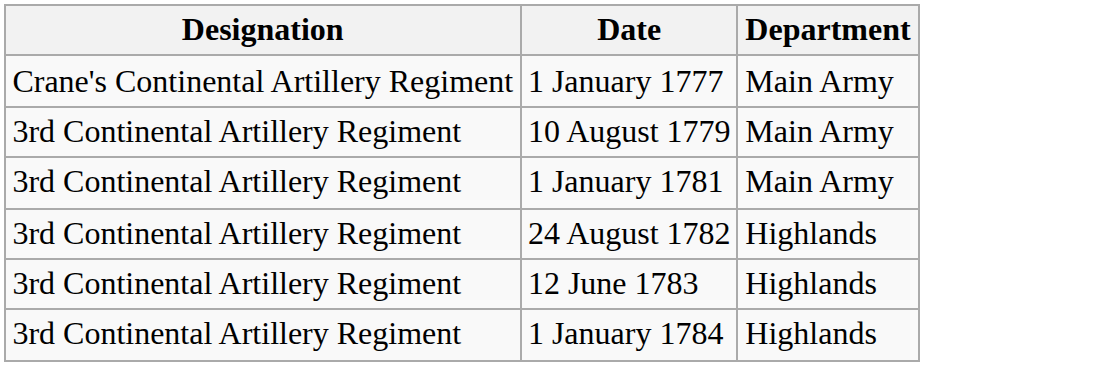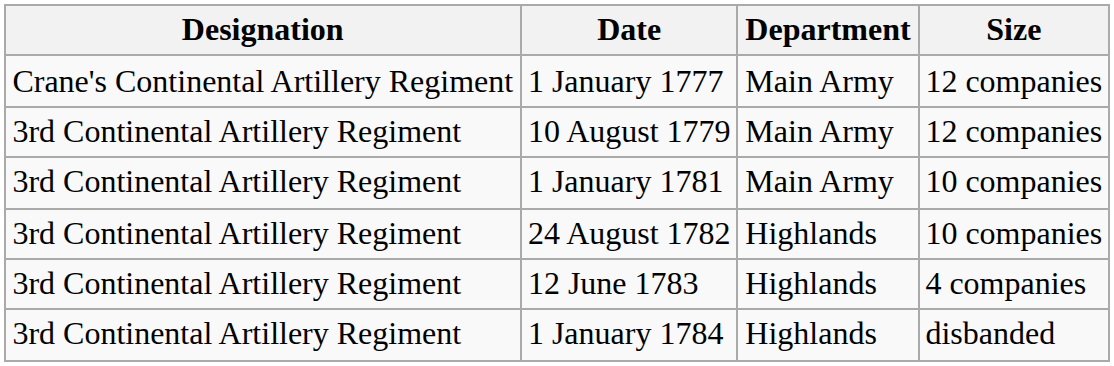+ column: (1014, 29)
